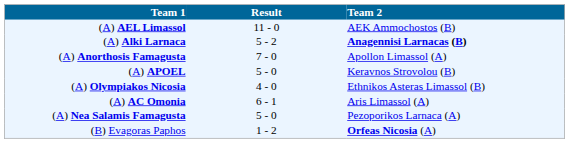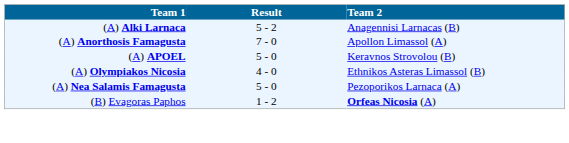- row: (142, 27)
(407, 41) bold -> (403, 27) normal
- row: (148, 101)
